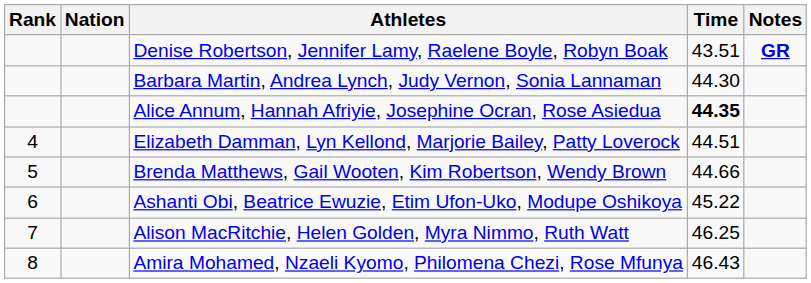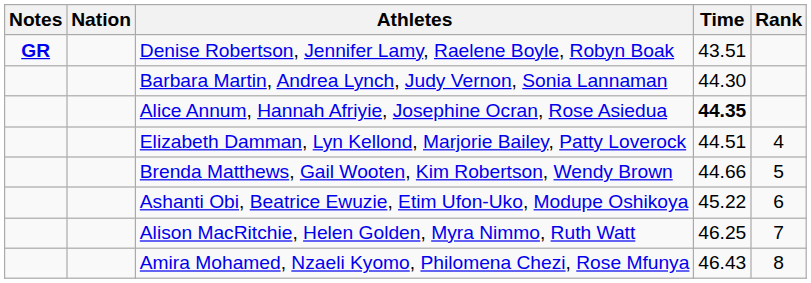columns swapped: (33, 19) <-> (775, 19)
